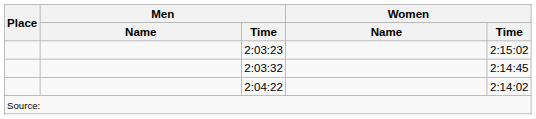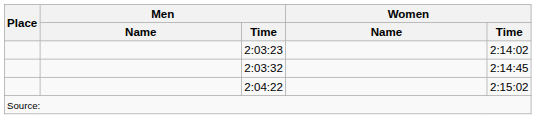(509, 50) 2:15:02 -> (509, 50) 2:14:02
(509, 87) 2:14:02 -> (509, 87) 2:15:02
